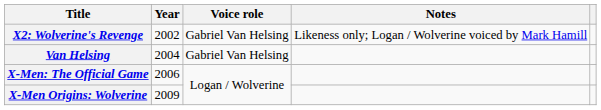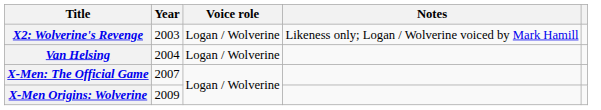(167, 34) 2002 -> (167, 34) 2003
(237, 34) Gabriel Van Helsing -> (233, 34) Logan / Wolverine
(237, 54) Gabriel Van Helsing -> (233, 54) Logan / Wolverine
(167, 74) 2006 -> (167, 74) 2007
